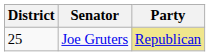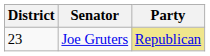(15, 39) 25 -> (15, 39) 23
